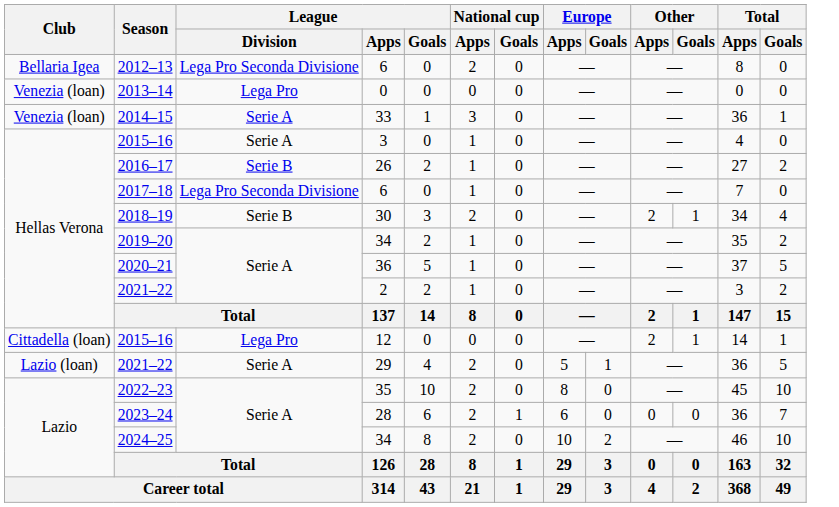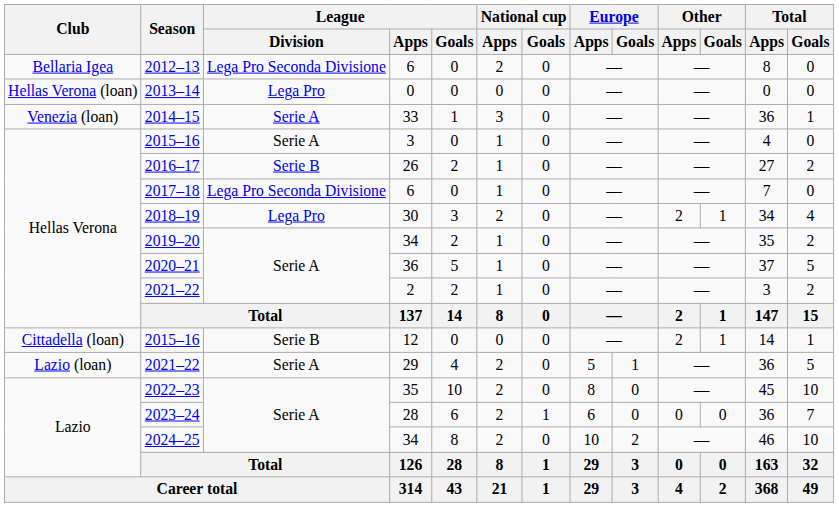(59, 91) Venezia (loan) -> (73, 91) Hellas Verona (loan)
(269, 215) Serie B -> (296, 215) Lega Pro
(269, 340) Lega Pro -> (296, 340) Serie B
